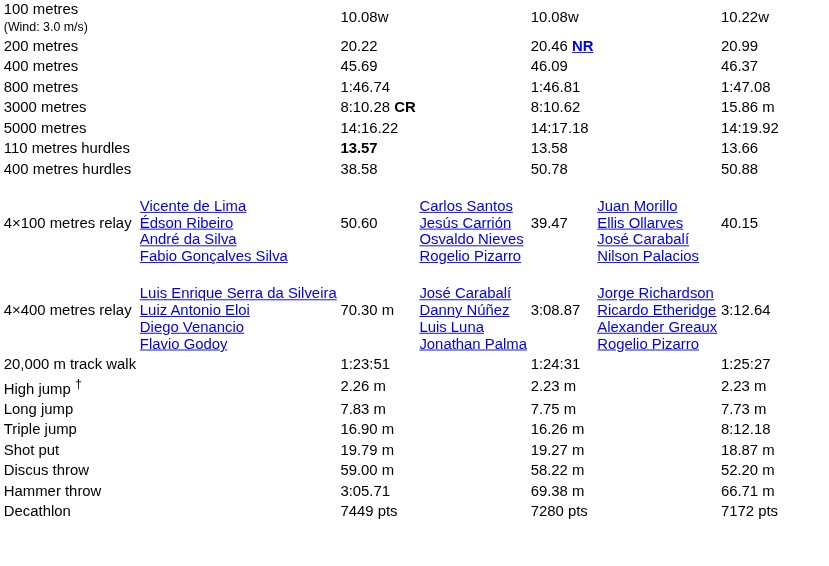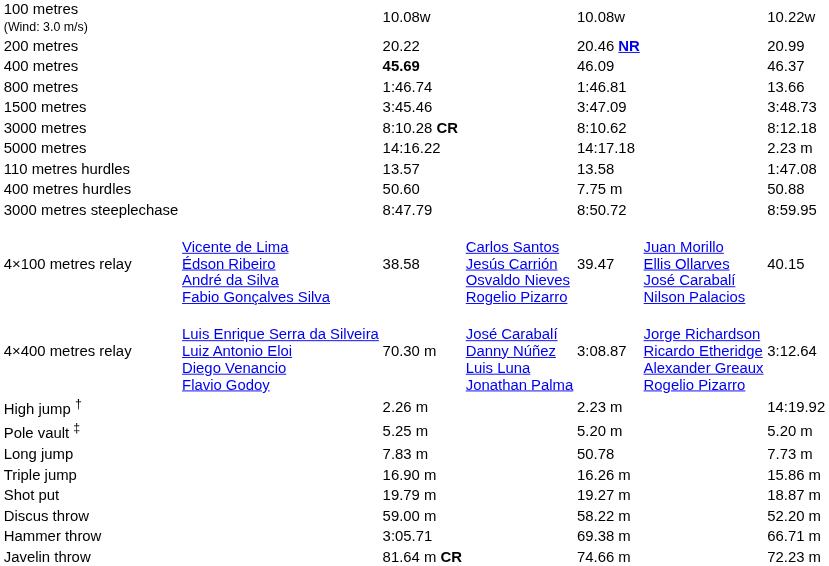(359, 66) normal -> (401, 66) bold
(746, 87) 1:47.08 -> (786, 87) 13.66
+ row: (45, 107)
(748, 107) 15.86 m -> (792, 128) 8:12.18
(750, 128) 14:19.92 -> (790, 148) 2.23 m
(359, 148) bold -> (401, 169) normal
(740, 148) 13.66 -> (792, 169) 1:47.08
(359, 169) 38.58 -> (401, 189) 50.60
(549, 169) 50.78 -> (600, 189) 7.75 m
+ row: (91, 210)
(359, 223) 50.60 -> (401, 264) 38.58
- row: (70, 364)
(744, 386) 2.23 m -> (796, 407) 14:19.92
+ row: (42, 431)
(553, 409) 7.75 m -> (596, 454) 50.78
(746, 429) 8:12.18 -> (794, 474) 15.86 m
+ row: (47, 556)
- row: (37, 511)
